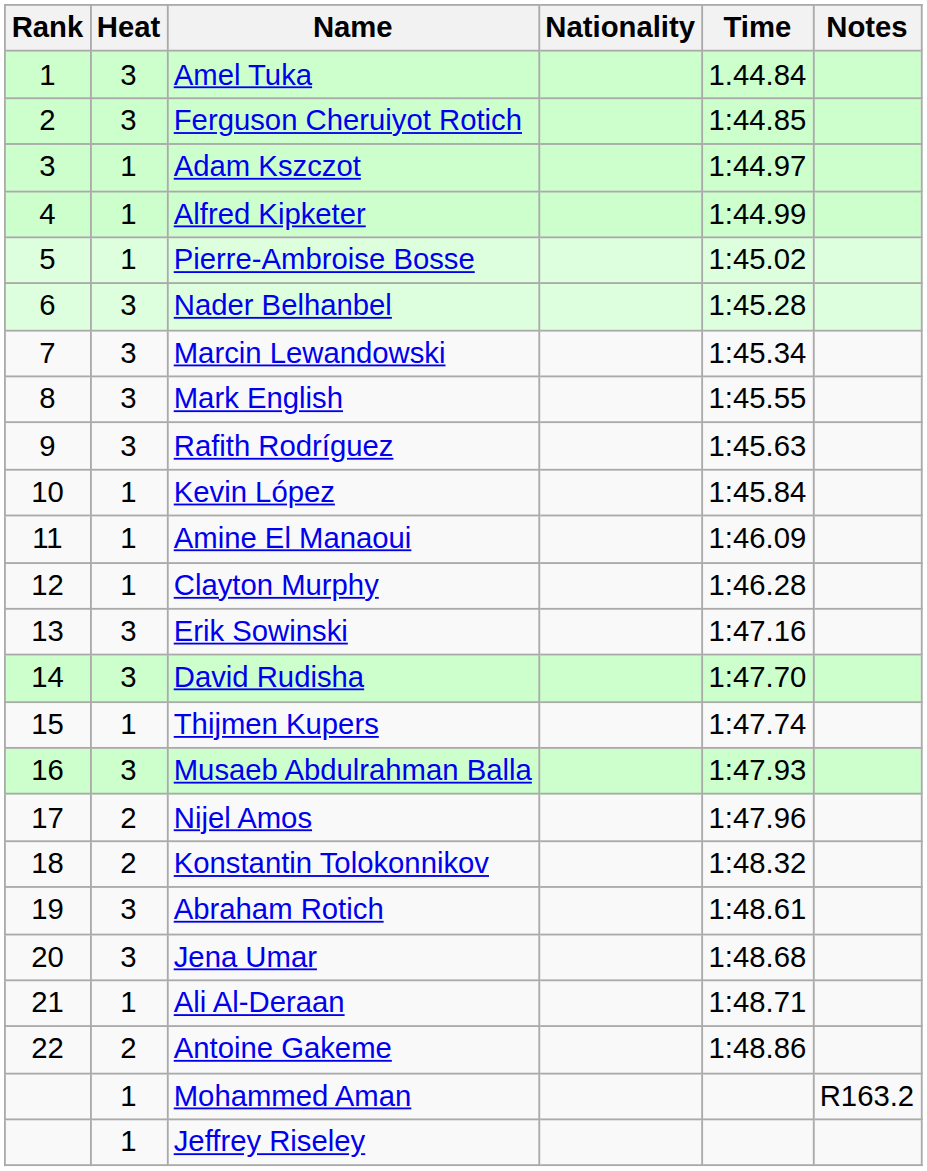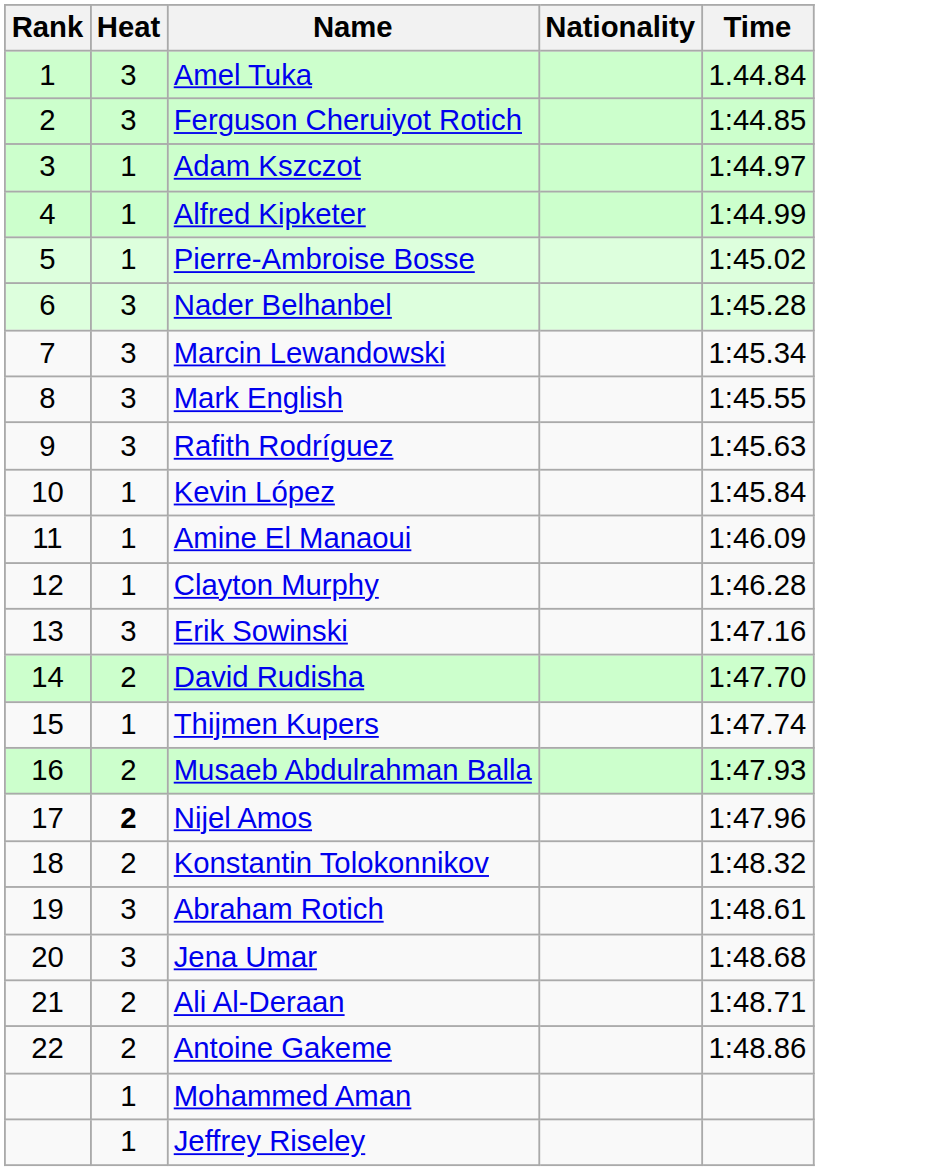- column: (867, 27)
(128, 677) 3 -> (128, 677) 2
(128, 770) 3 -> (128, 770) 2
(128, 817) normal -> (128, 817) bold
(128, 1002) 1 -> (128, 1002) 2
